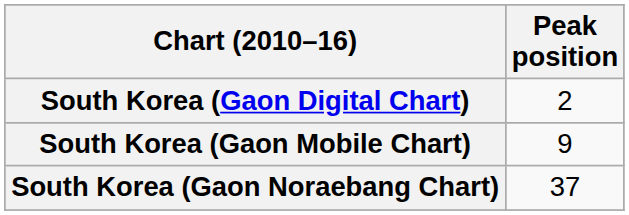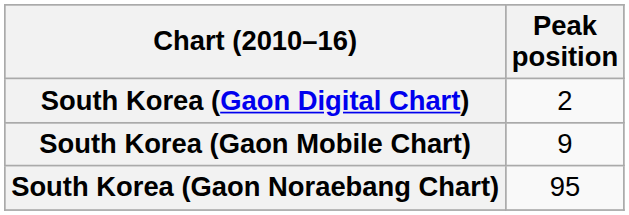(565, 187) 37 -> (565, 187) 95
